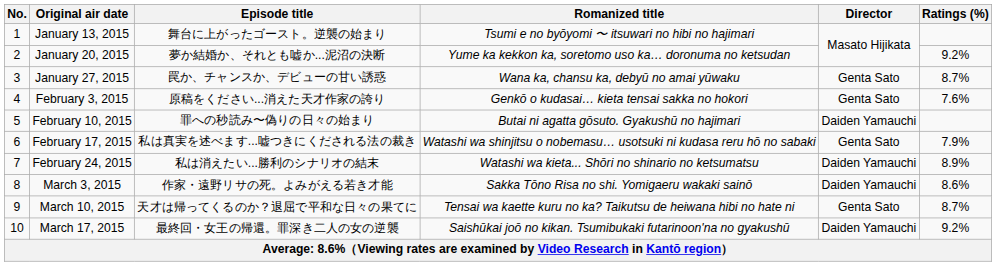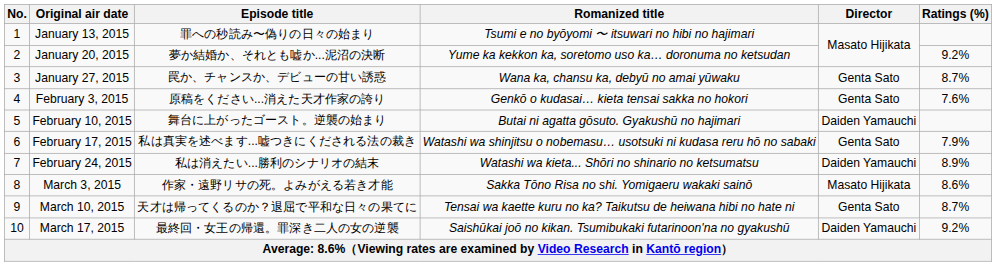(277, 34) 舞台に上がったゴースト。逆襲の始まり -> (277, 34) 罪への秒読み〜偽りの日々の始まり
(277, 120) 罪への秒読み〜偽りの日々の始まり -> (277, 120) 舞台に上がったゴースト。逆襲の始まり
(869, 185) Daiden Yamauchi -> (869, 185) Masato Hijikata
